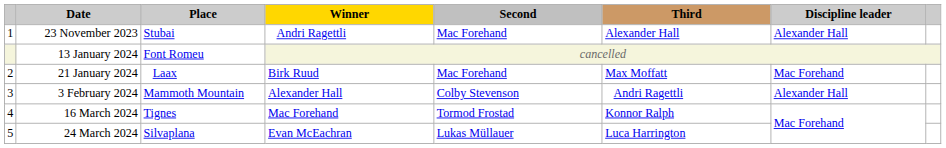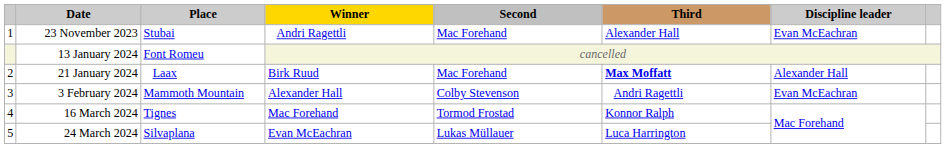(811, 33) Alexander Hall -> (815, 33) Evan McEachran
(636, 73) normal -> (638, 73) bold
(809, 73) Mac Forehand -> (811, 73) Alexander Hall
(811, 93) Alexander Hall -> (815, 93) Evan McEachran
